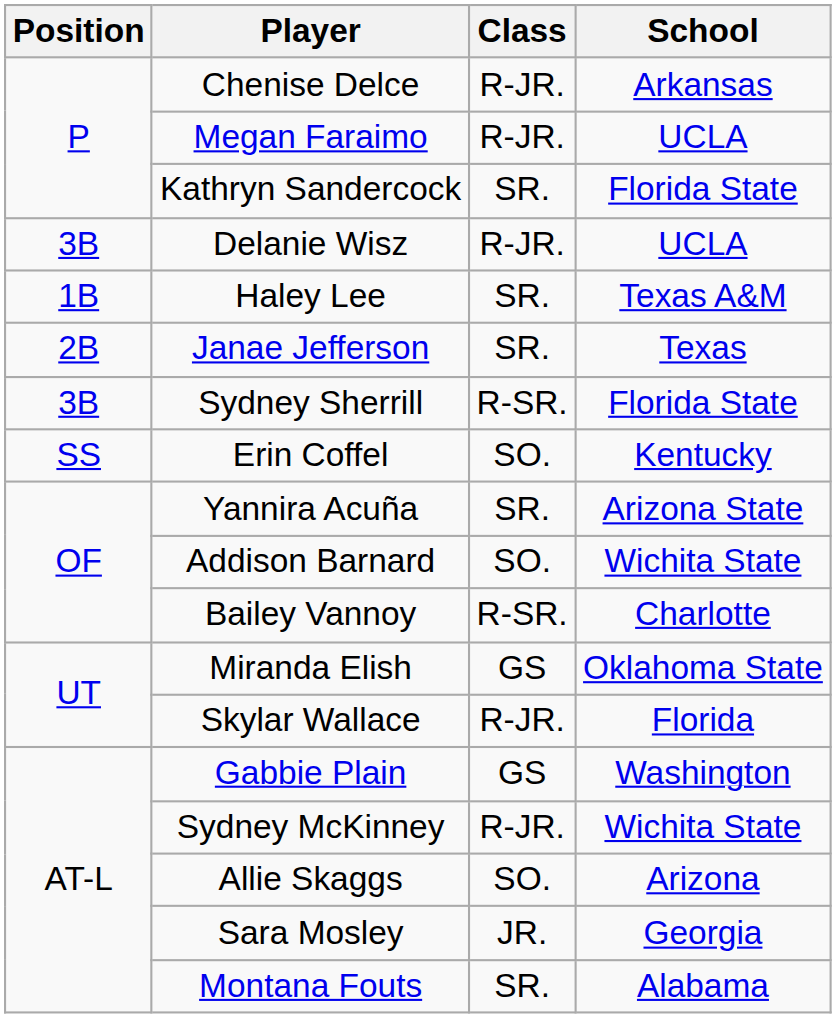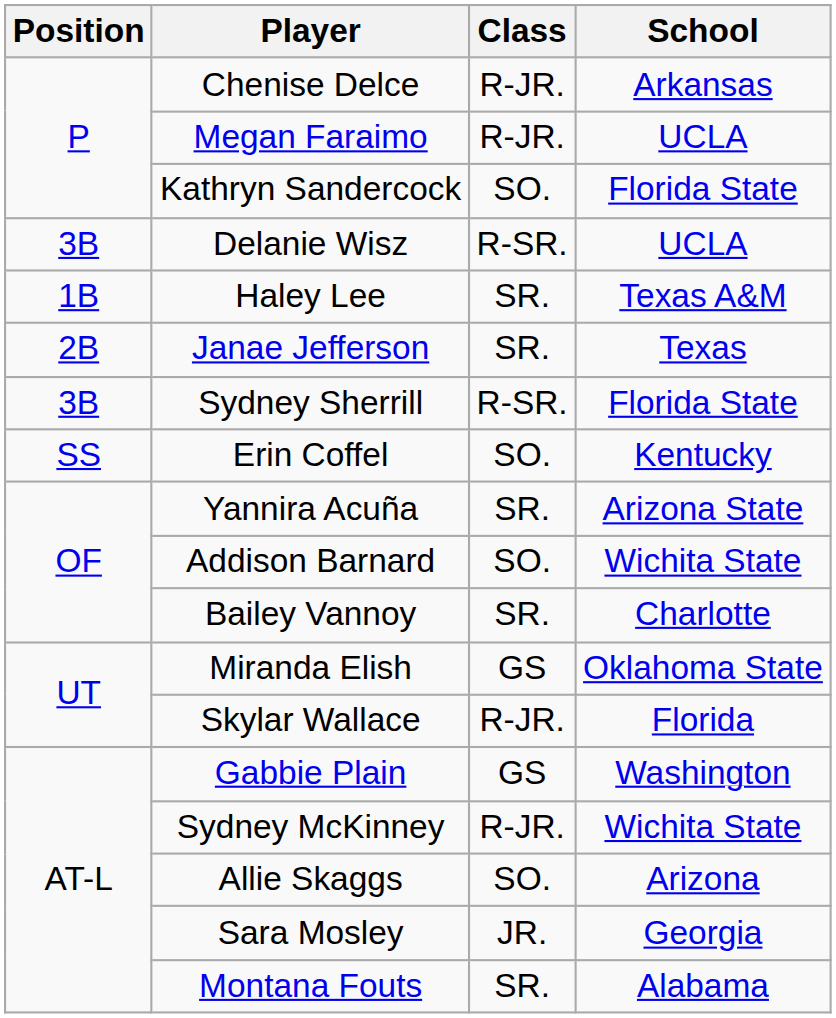(522, 190) SR. -> (522, 190) SO.
(522, 243) R-JR. -> (522, 243) R-SR.
(522, 614) R-SR. -> (522, 614) SR.
